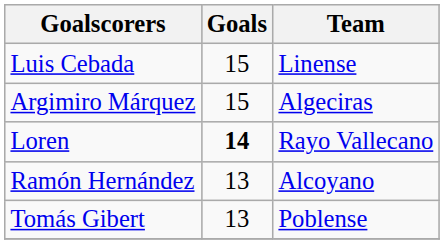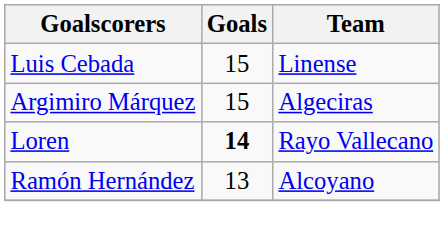- row: (78, 219)
